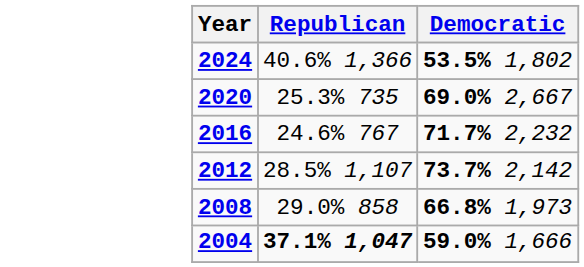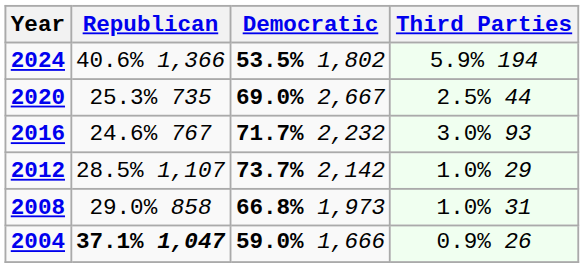+ column: (484, 25)
